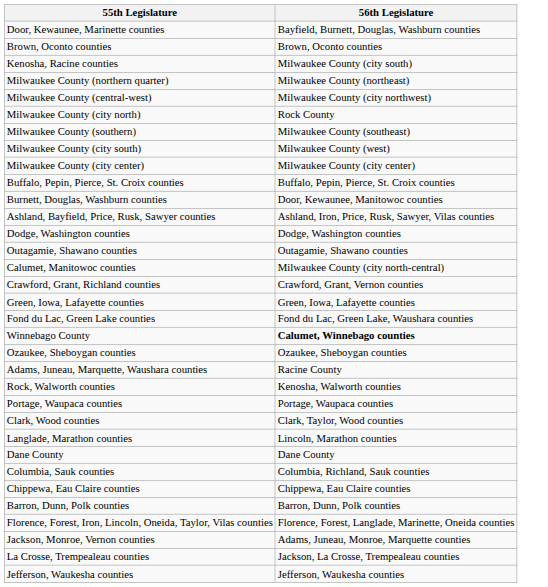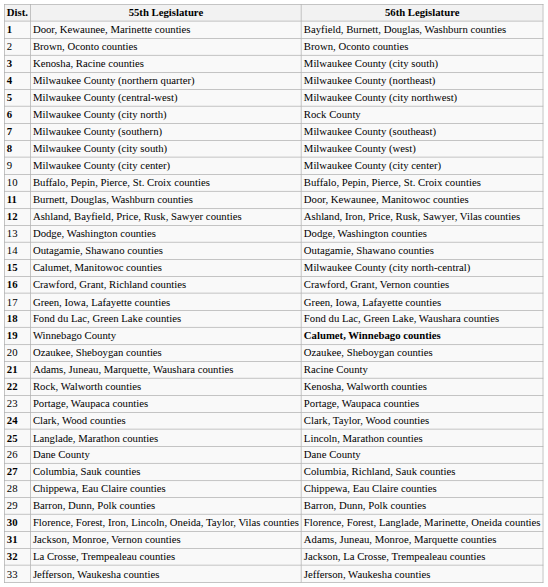+ column: (17, 13)
